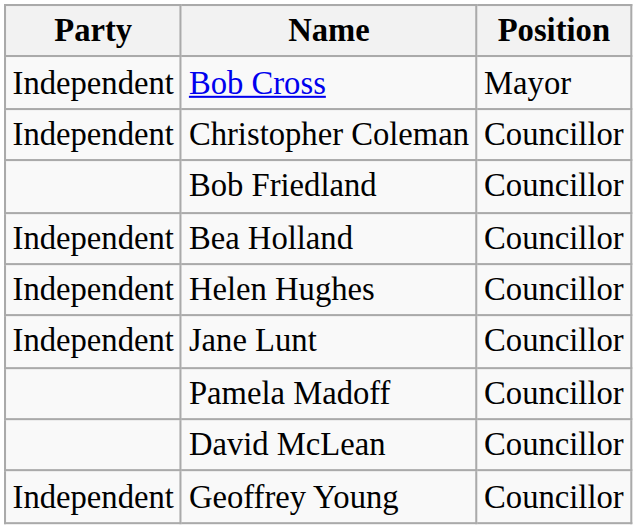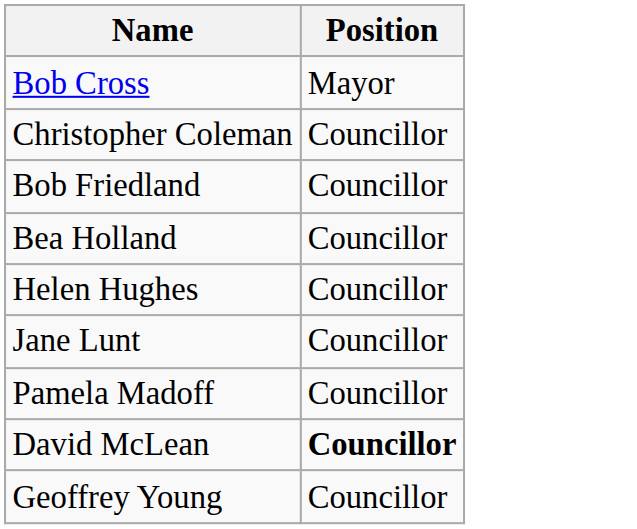- column: (93, 30)
(554, 444) normal -> (382, 444) bold
